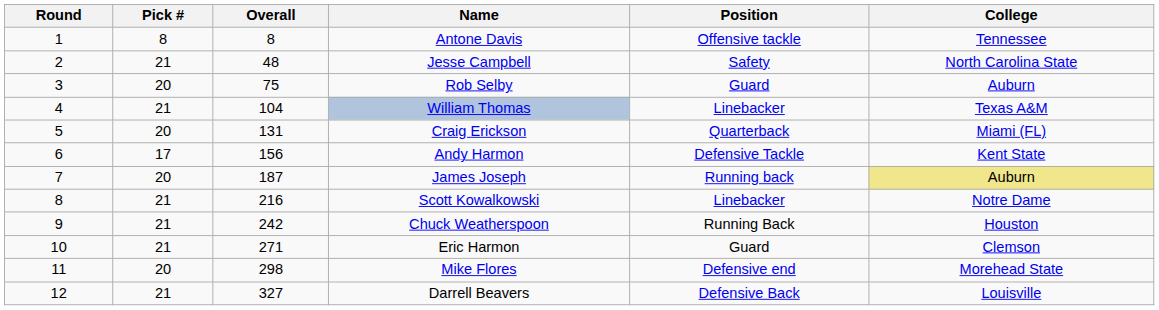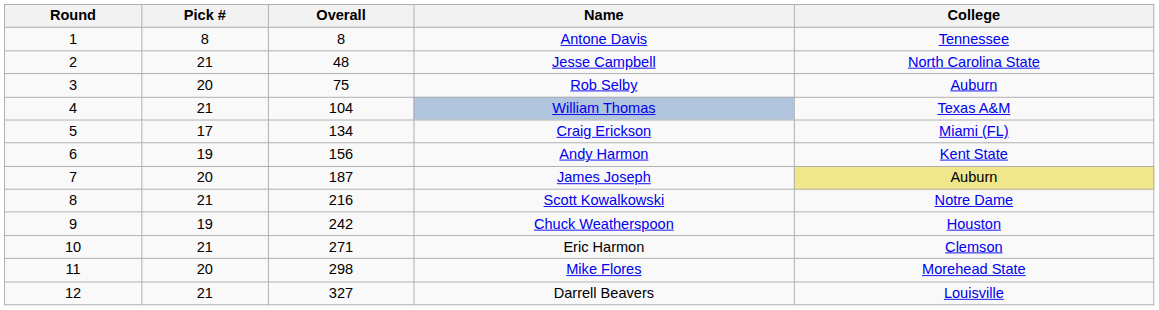- column: (749, 16)
(163, 131) 20 -> (205, 131) 17
(271, 131) 131 -> (341, 131) 134
(163, 154) 17 -> (205, 154) 19
(163, 223) 21 -> (205, 223) 19
